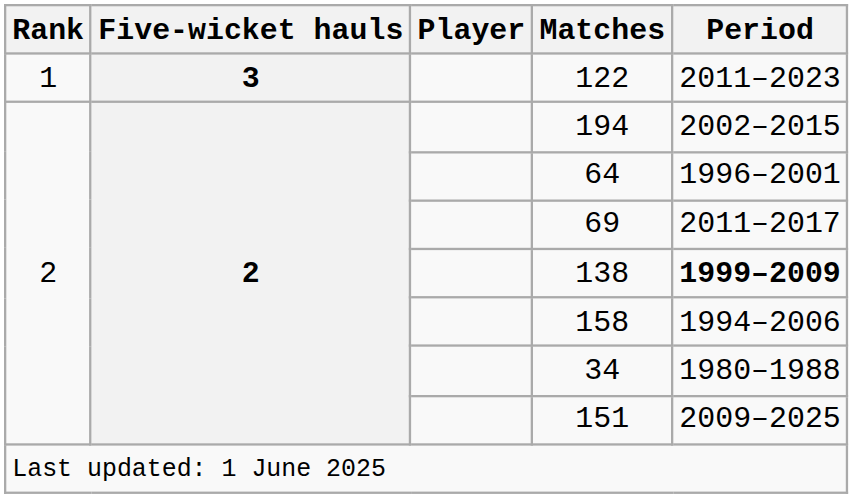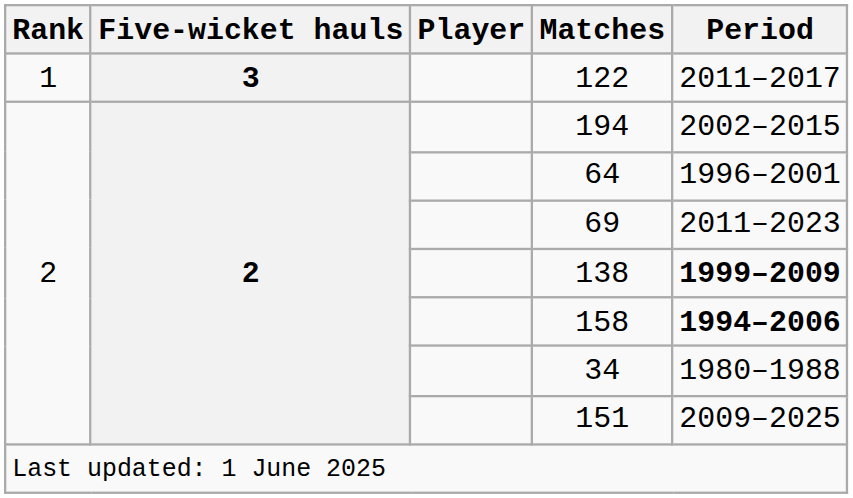(760, 78) 2011–2023 -> (760, 78) 2011–2017
(760, 224) 2011–2017 -> (760, 224) 2011–2023
(760, 322) normal -> (760, 322) bold
